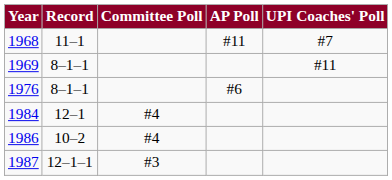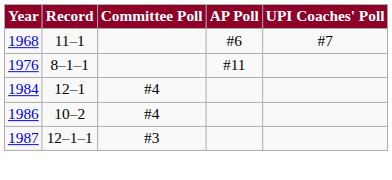(234, 41) #11 -> (234, 41) #6
- row: (23, 65)
(234, 89) #6 -> (234, 65) #11
